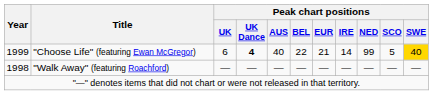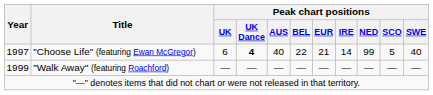(18, 52) 1999 -> (18, 52) 1997
(416, 52) gold background -> (416, 52) no background
(18, 67) 1998 -> (18, 67) 1999
